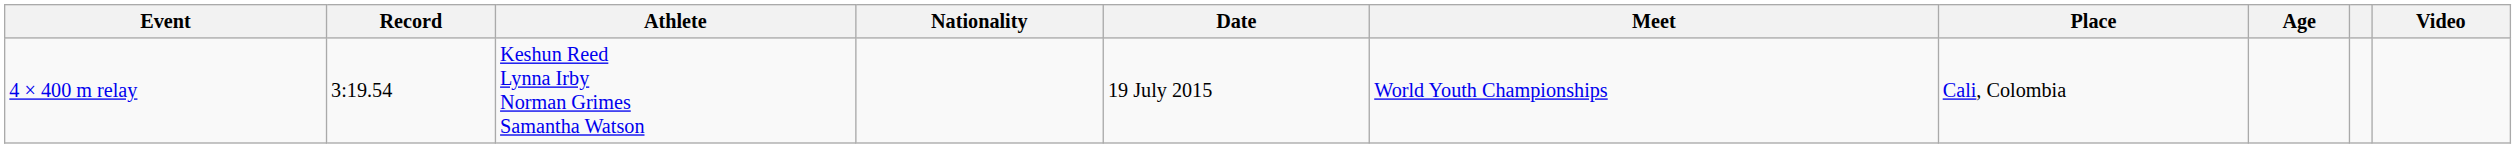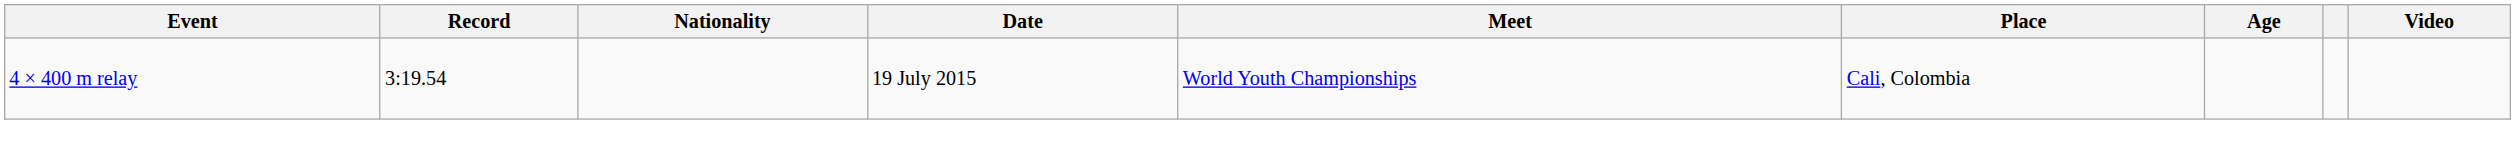- column: (675, 21)
